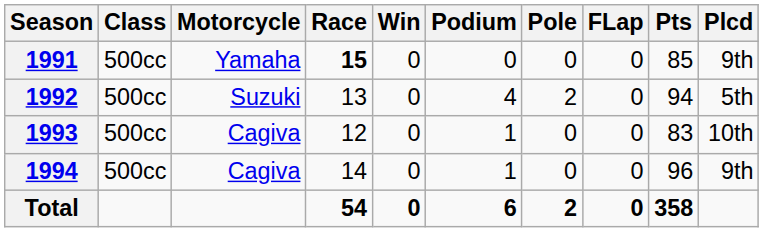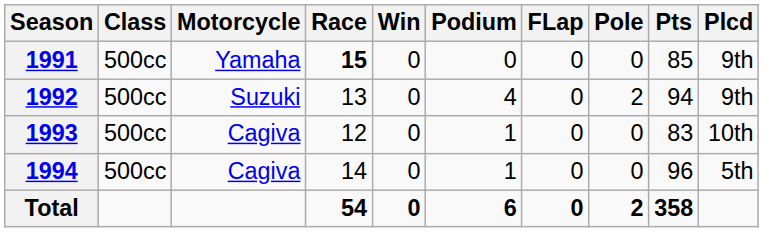columns swapped: (552, 23) <-> (616, 23)
(737, 97) 5th -> (737, 97) 9th
(737, 171) 9th -> (737, 171) 5th
